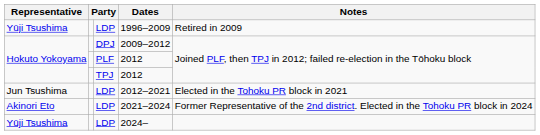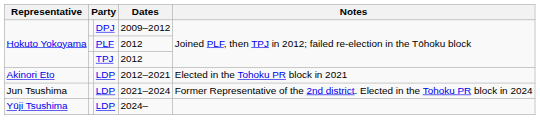- row: (106, 28)
(37, 91) Jun Tsushima -> (31, 75) Akinori Eto
(31, 106) Akinori Eto -> (37, 91) Jun Tsushima
